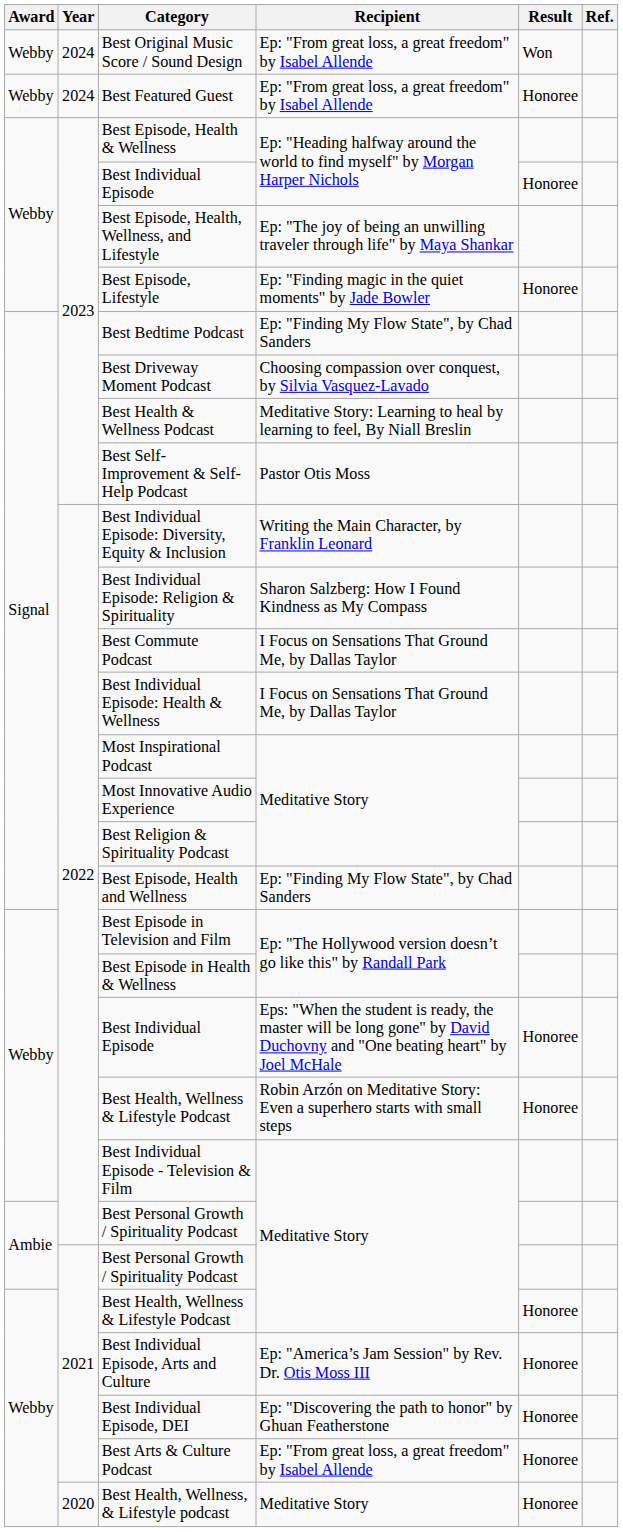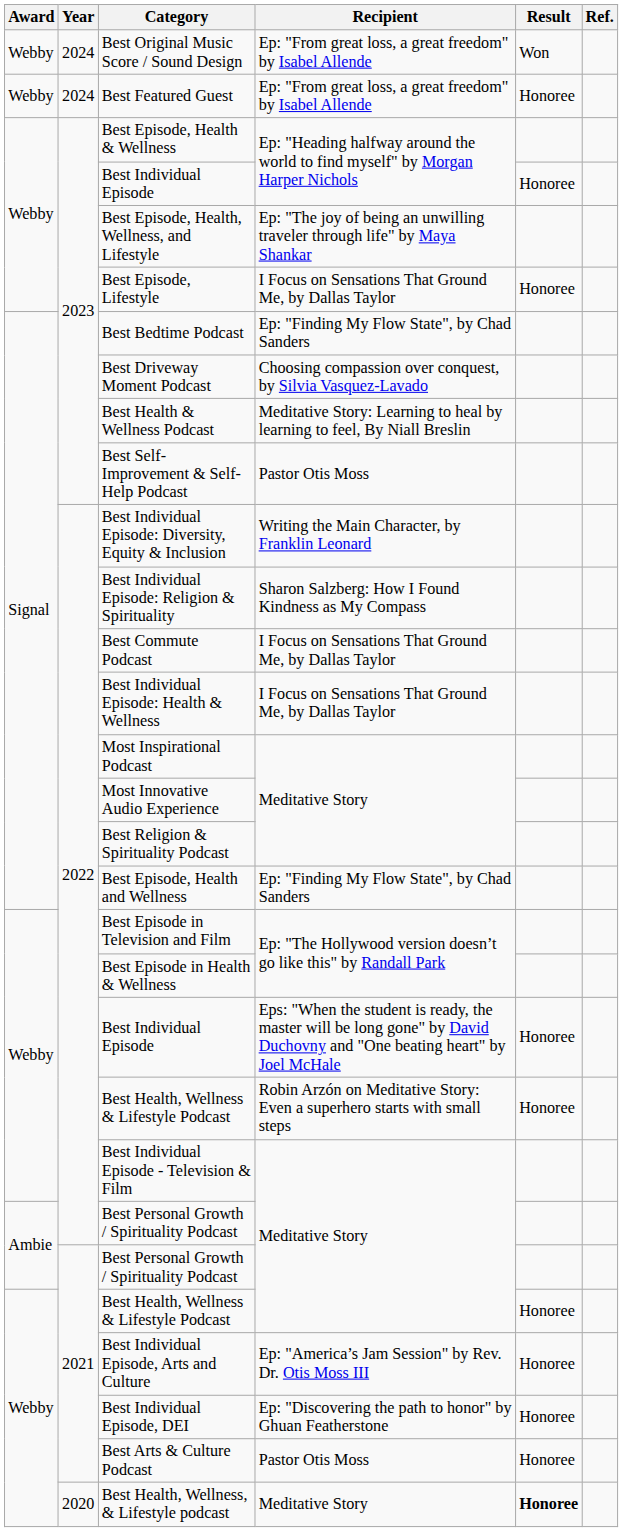(361, 289) Ep: "Finding magic in the quiet moments" by Jade Bowler -> (373, 289) I Focus on Sensations That Ground Me, by Dallas Taylor
(384, 1460) Ep: "From great loss, a great freedom" by Isabel Allende -> (314, 1460) Pastor Otis Moss
(550, 1504) normal -> (549, 1504) bold
